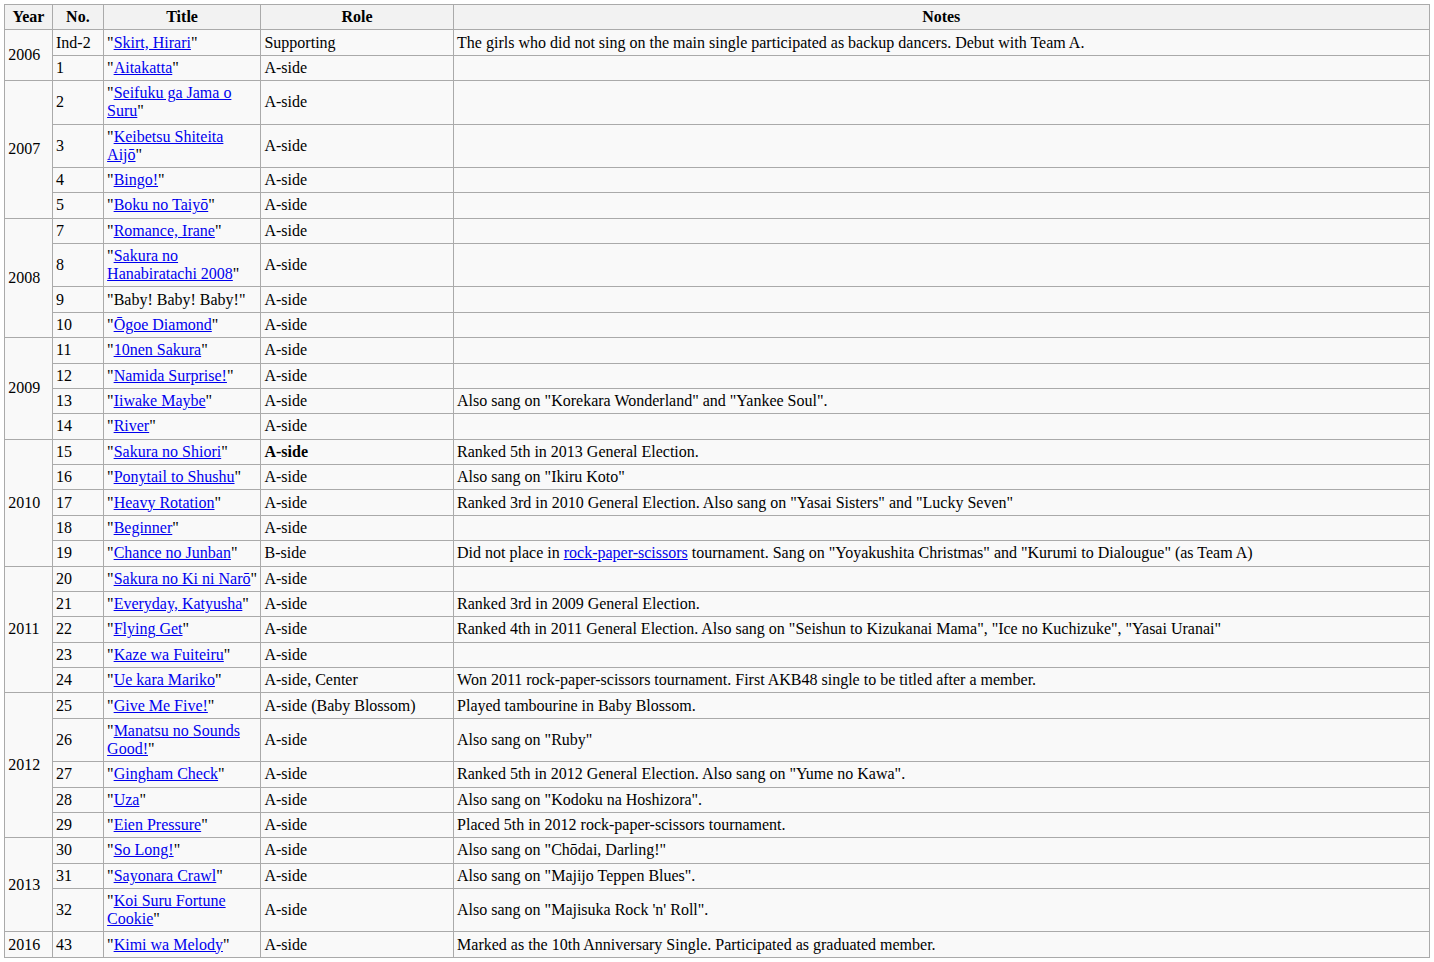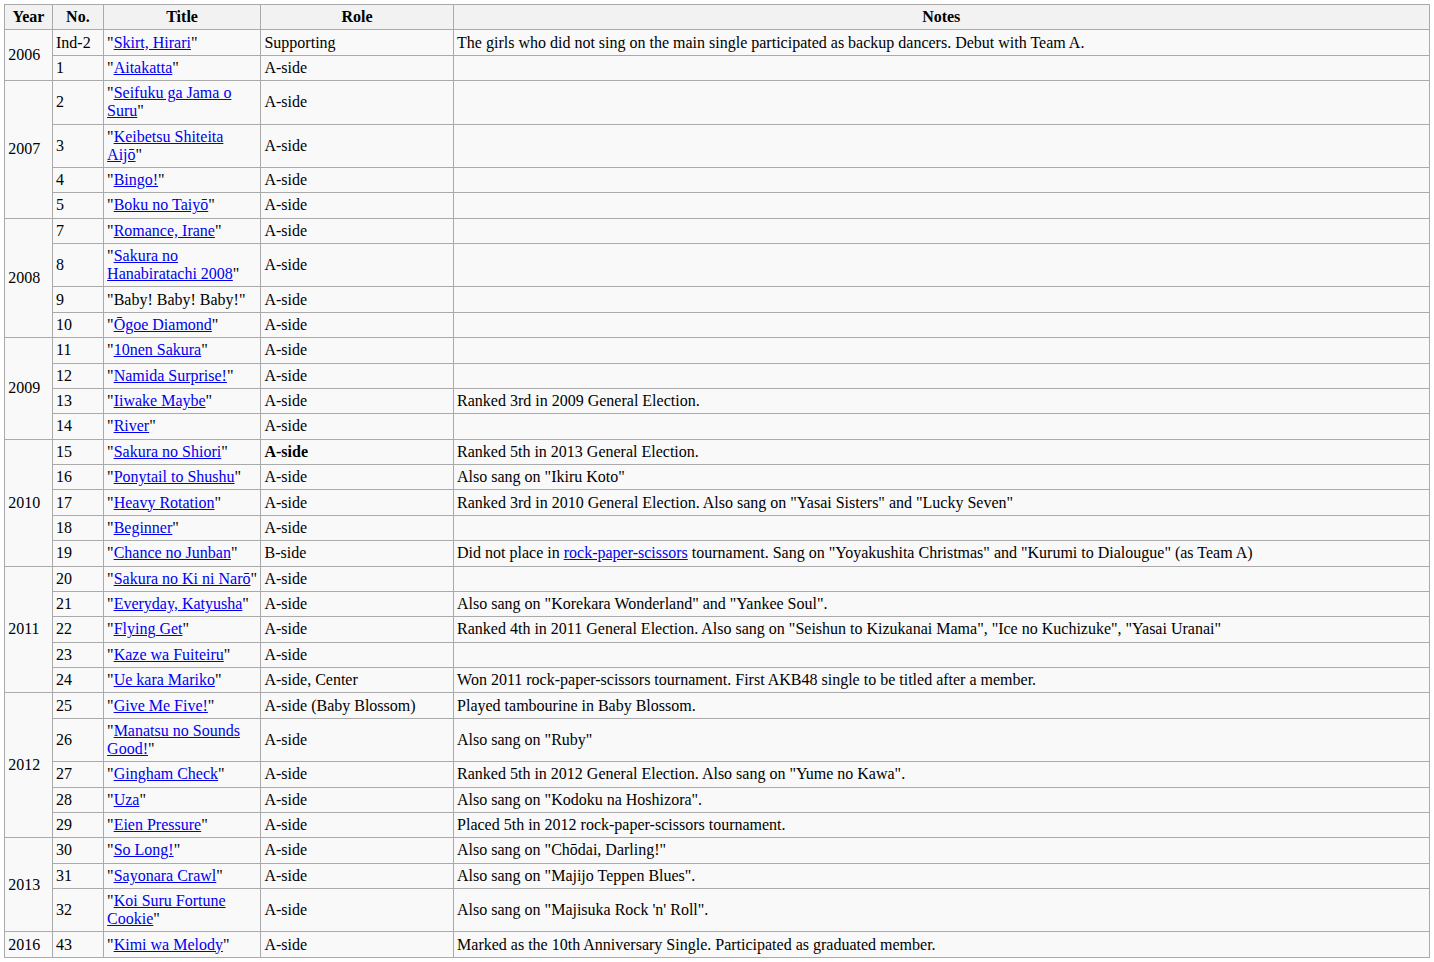(642, 401) Also sang on "Korekara Wonderland" and "Yankee Soul". -> (578, 401) Ranked 3rd in 2009 General Election.
(578, 604) Ranked 3rd in 2009 General Election. -> (642, 604) Also sang on "Korekara Wonderland" and "Yankee Soul".
